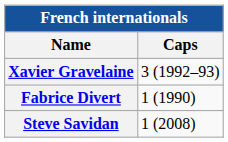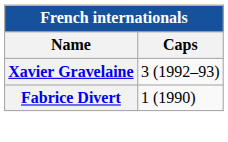- row: (71, 124)
